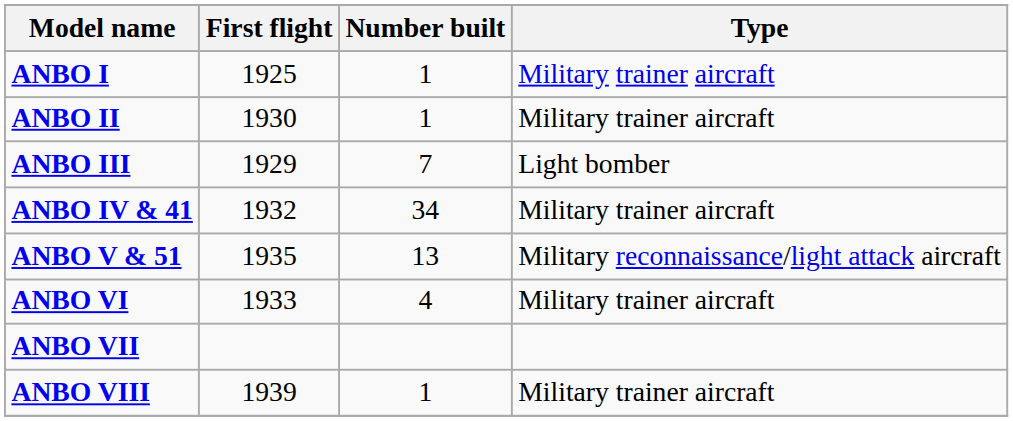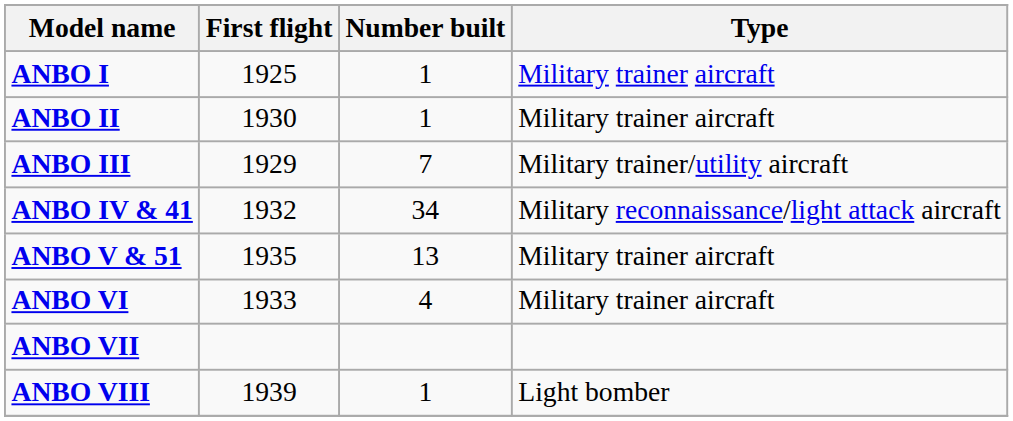(594, 164) Light bomber -> (683, 164) Military trainer/utility aircraft
(646, 210) Military trainer aircraft -> (760, 210) Military reconnaissance/light attack aircraft
(760, 255) Military reconnaissance/light attack aircraft -> (646, 255) Military trainer aircraft
(646, 392) Military trainer aircraft -> (594, 392) Light bomber
